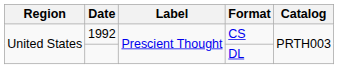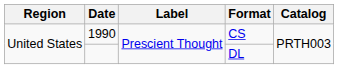(102, 34) 1992 -> (102, 34) 1990
